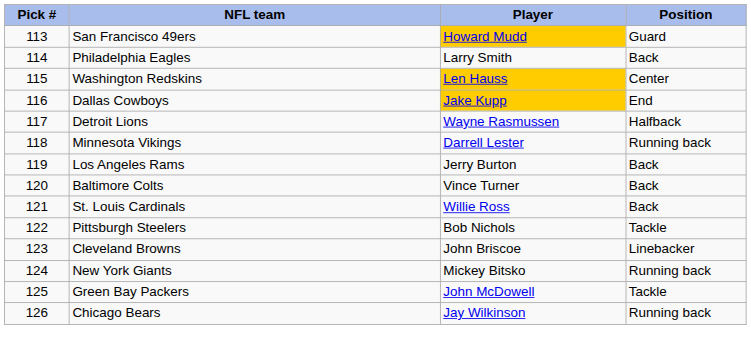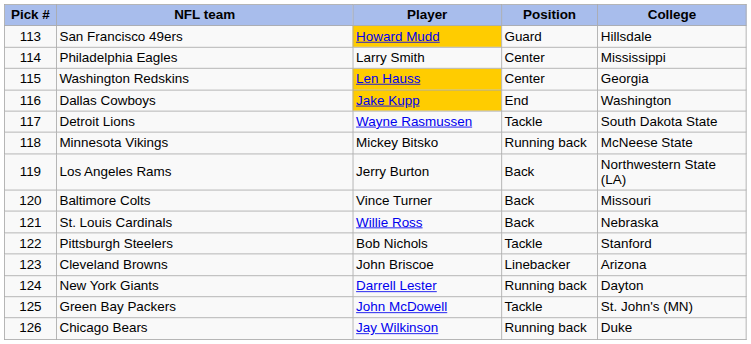+ column: (672, 15)
(644, 57) Back -> (525, 57) Center
(655, 121) Halfback -> (523, 121) Tackle
(484, 143) Darrell Lester -> (397, 143) Mickey Bitsko
(484, 270) Mickey Bitsko -> (396, 286) Darrell Lester
